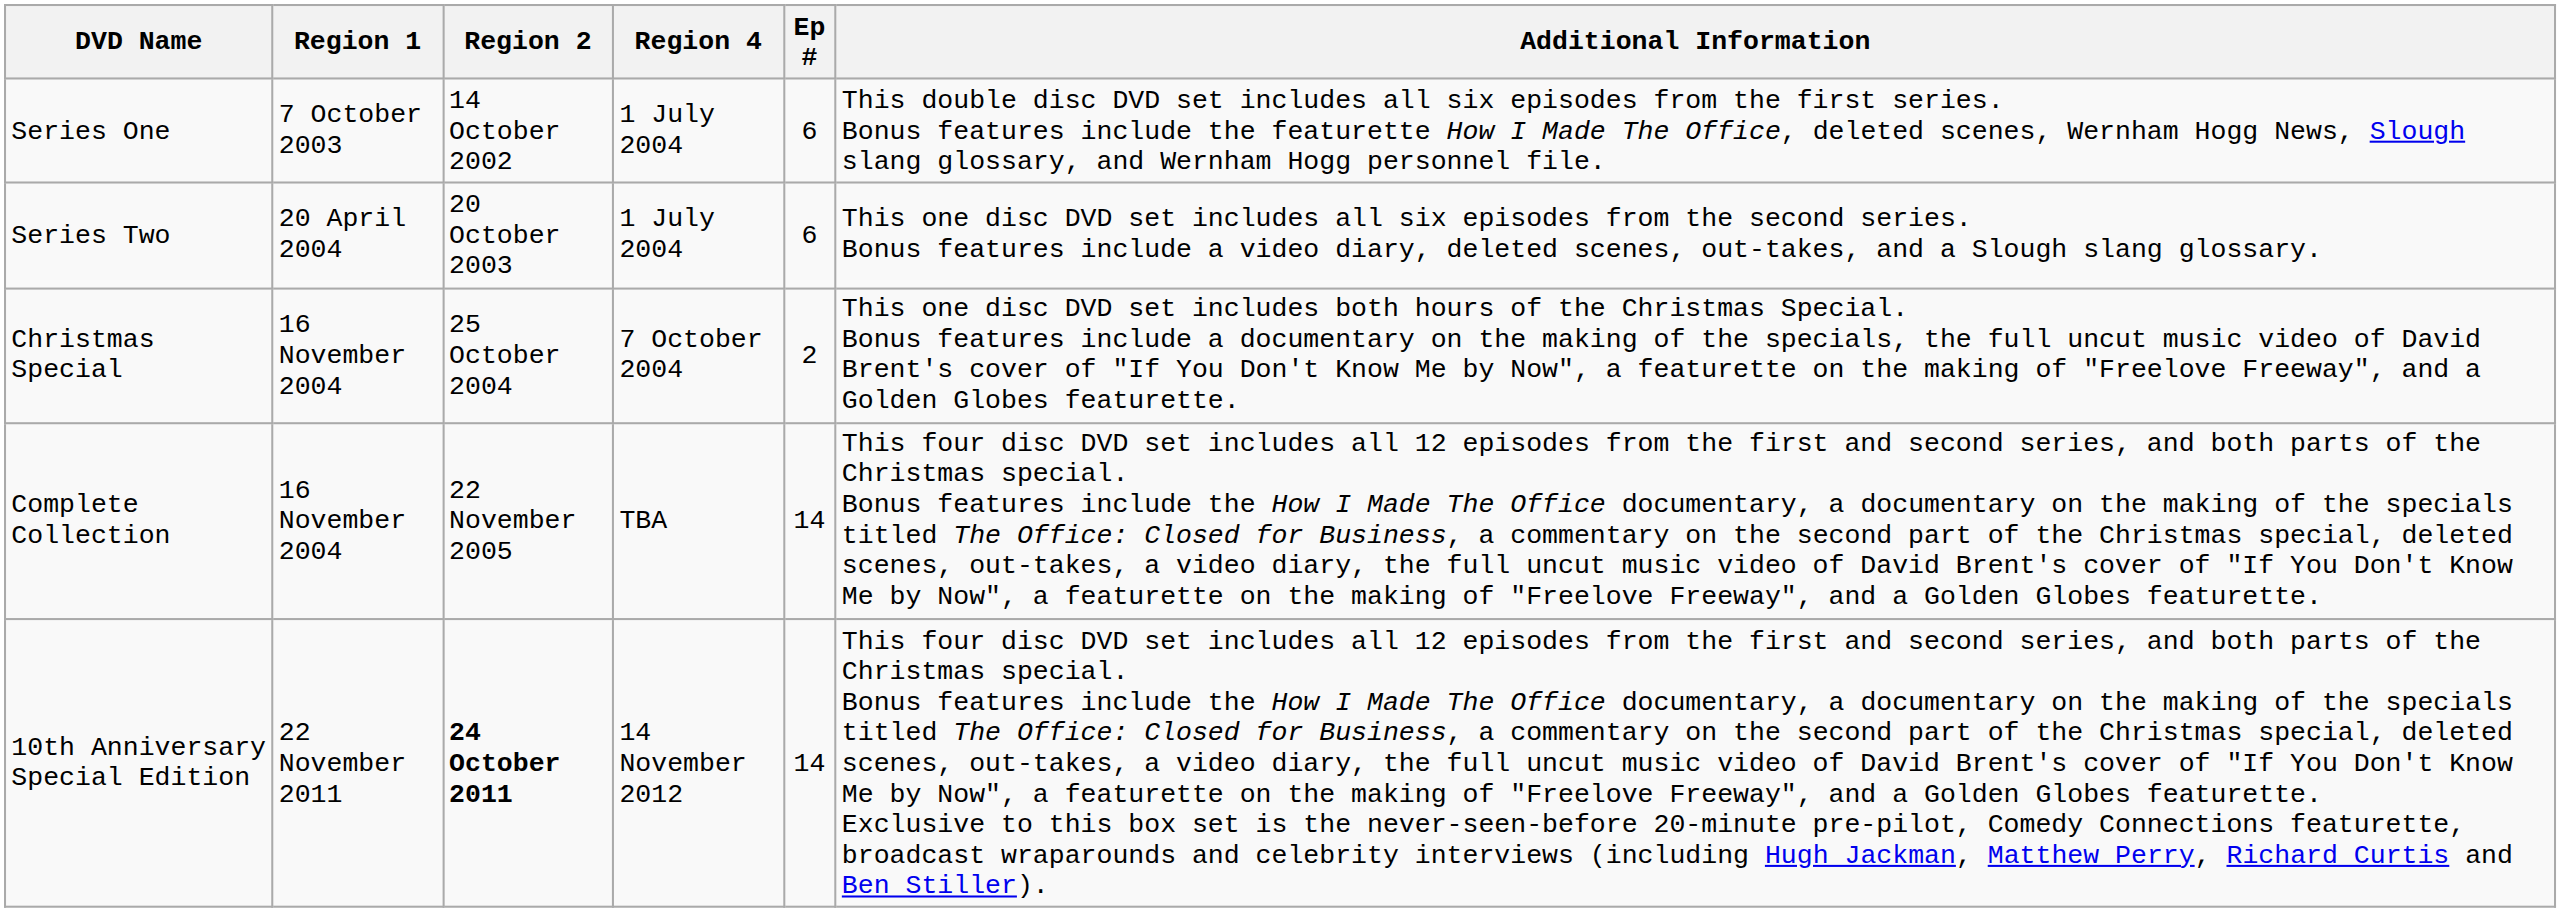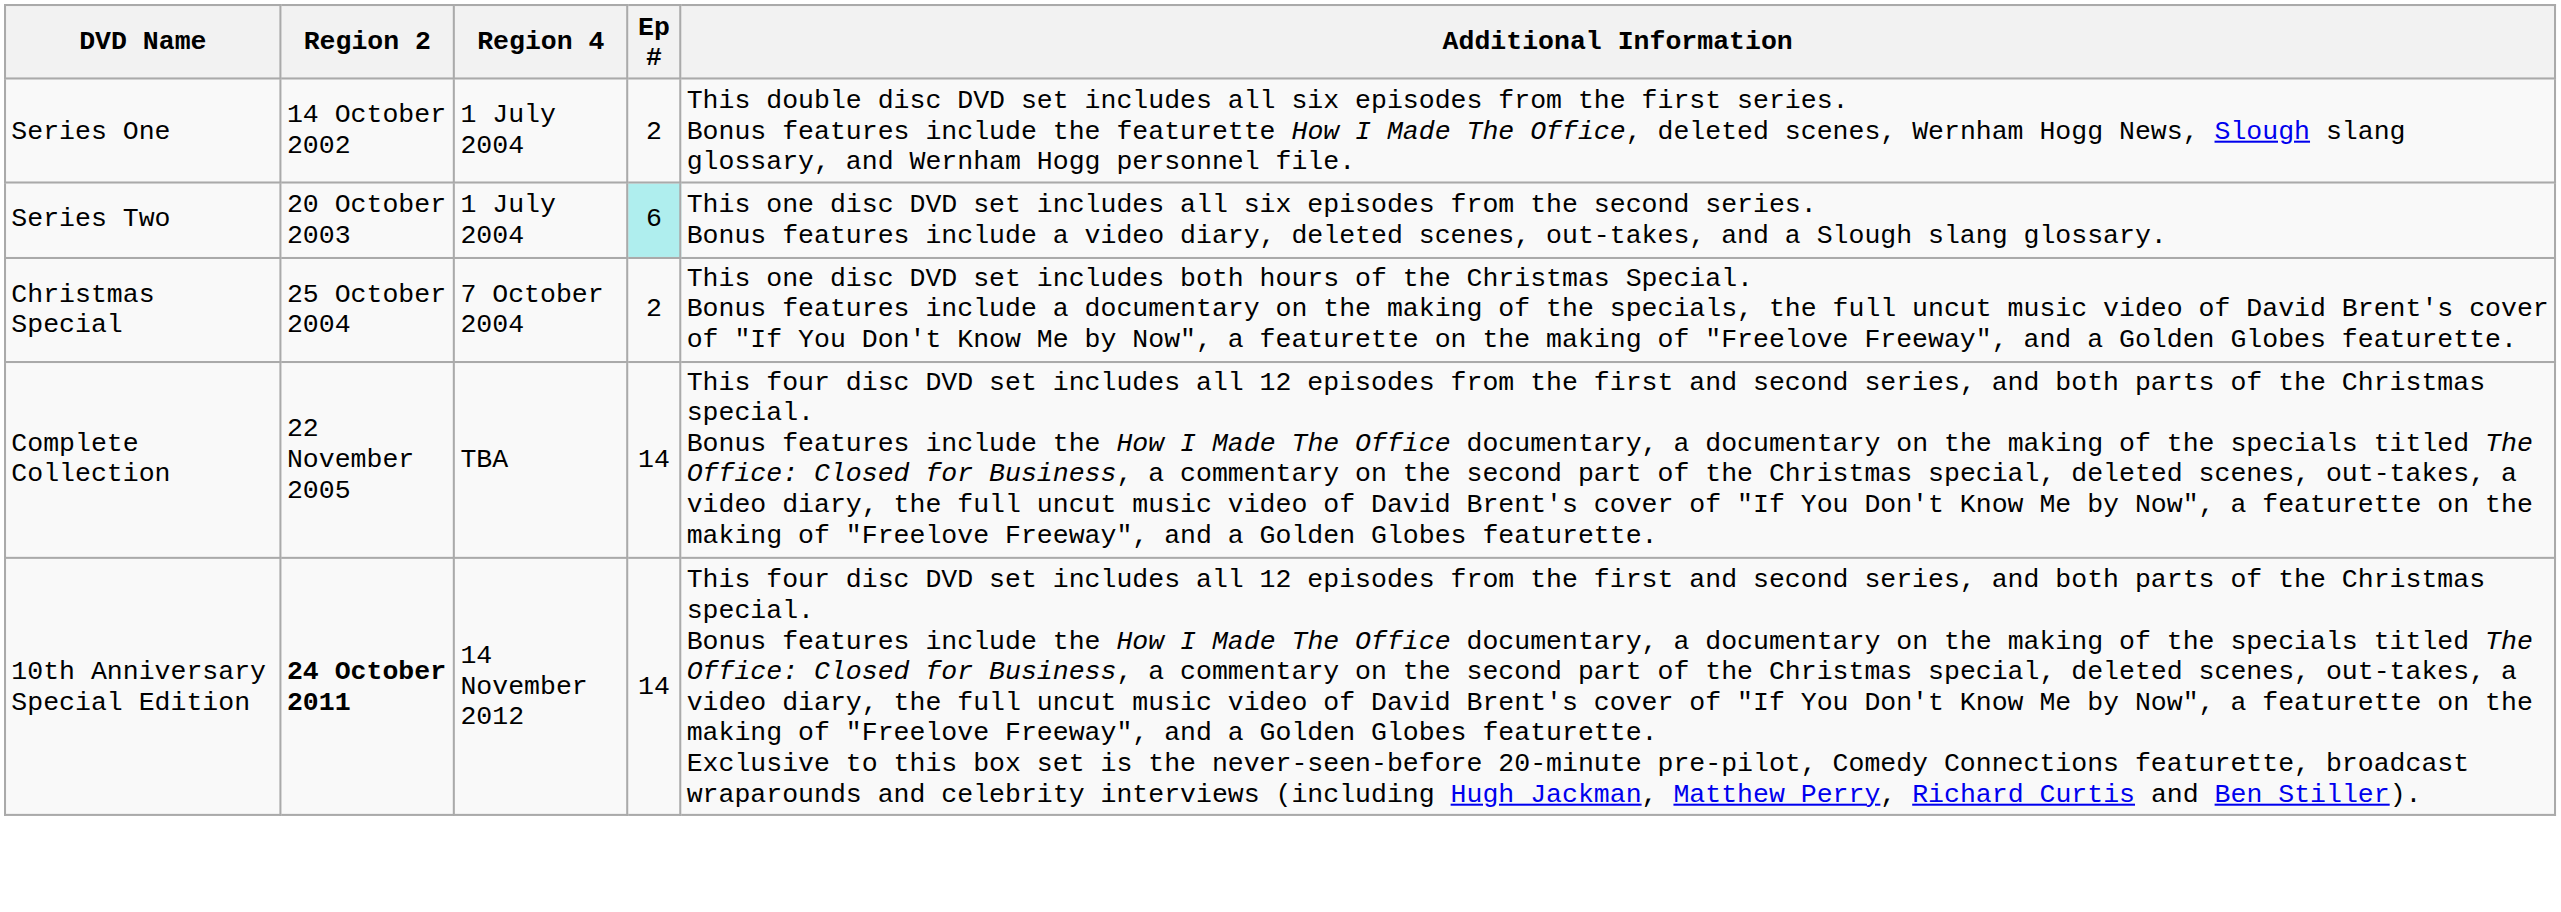- column: (358, 42)
(809, 131) 6 -> (654, 131) 2
(809, 235) no background -> (654, 220) paleturquoise background
